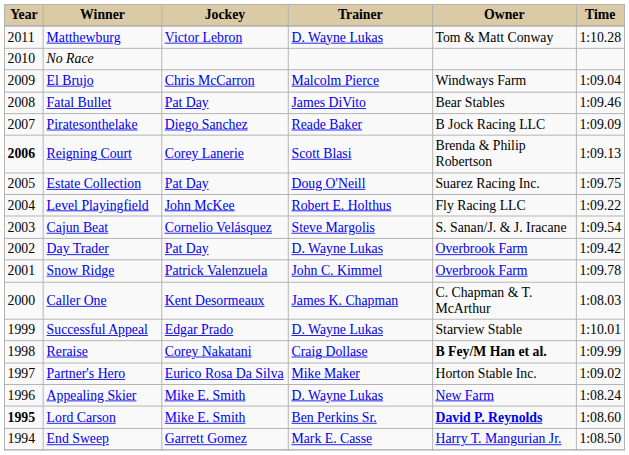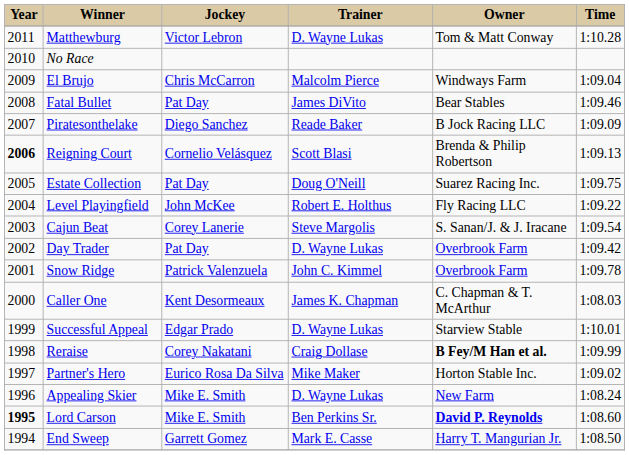(204, 154) Corey Lanerie -> (218, 154) Cornelio Velásquez
(218, 227) Cornelio Velásquez -> (204, 227) Corey Lanerie
